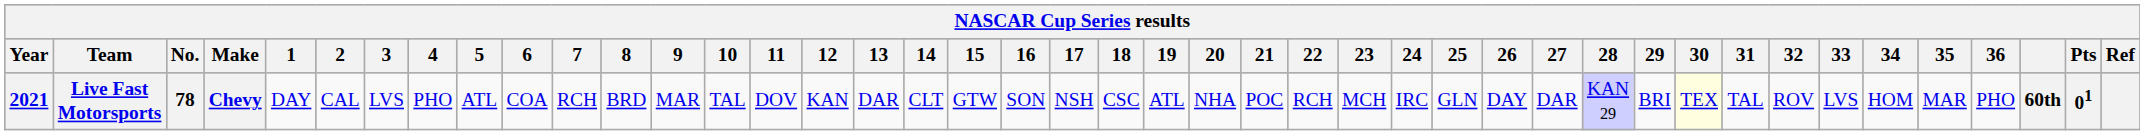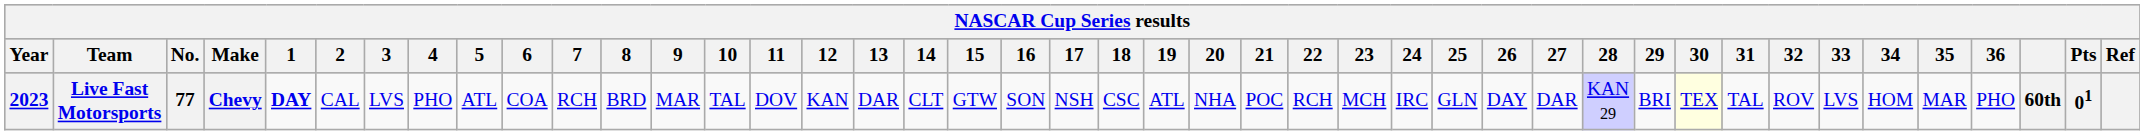(29, 100) 2021 -> (29, 100) 2023
(185, 100) 78 -> (185, 100) 77
(291, 100) normal -> (291, 100) bold
